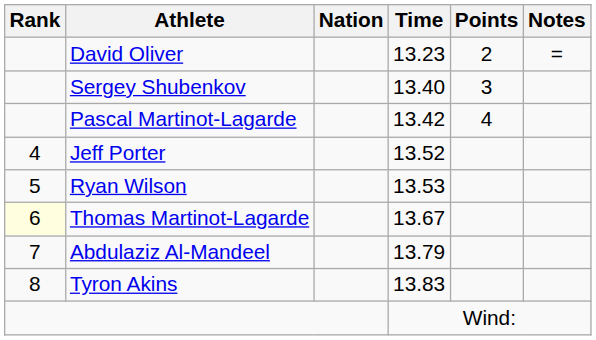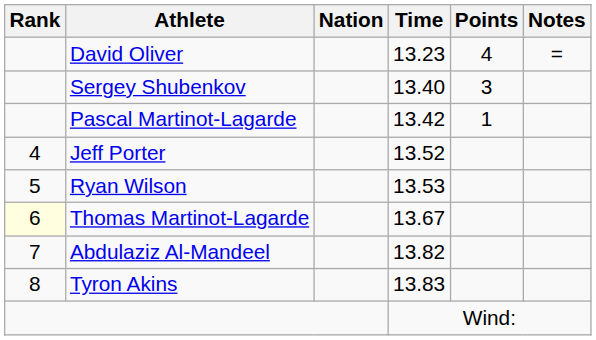(487, 53) 2 -> (487, 53) 4
(487, 119) 4 -> (487, 119) 1
(419, 251) 13.79 -> (419, 251) 13.82
